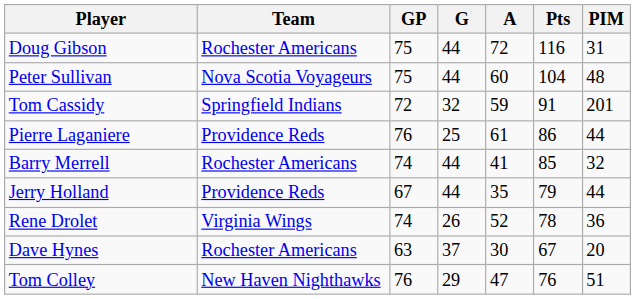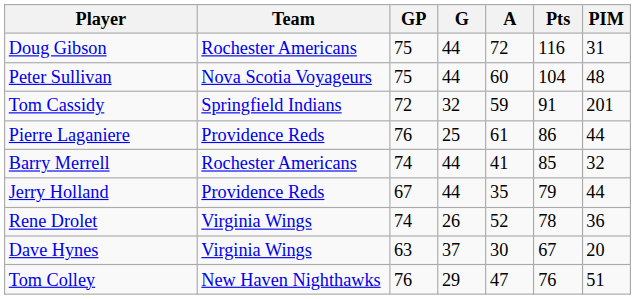(279, 250) Rochester Americans -> (257, 250) Virginia Wings
